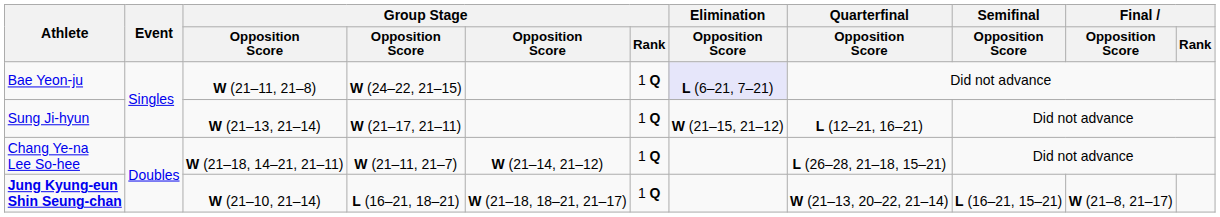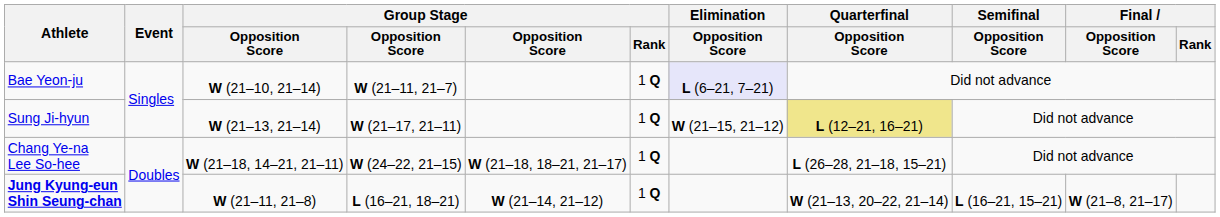(265, 89) W (21–11, 21–8) -> (265, 89) W (21–10, 21–14)
(406, 89) W (24–22, 21–15) -> (406, 89) W (21–11, 21–7)
(869, 126) no background -> (869, 126) khaki background
(406, 164) W (21–11, 21–7) -> (406, 164) W (24–22, 21–15)
(547, 164) W (21–14, 21–12) -> (547, 164) W (21–18, 18–21, 21–17)
(265, 202) W (21–10, 21–14) -> (265, 202) W (21–11, 21–8)
(547, 202) W (21–18, 18–21, 21–17) -> (547, 202) W (21–14, 21–12)
